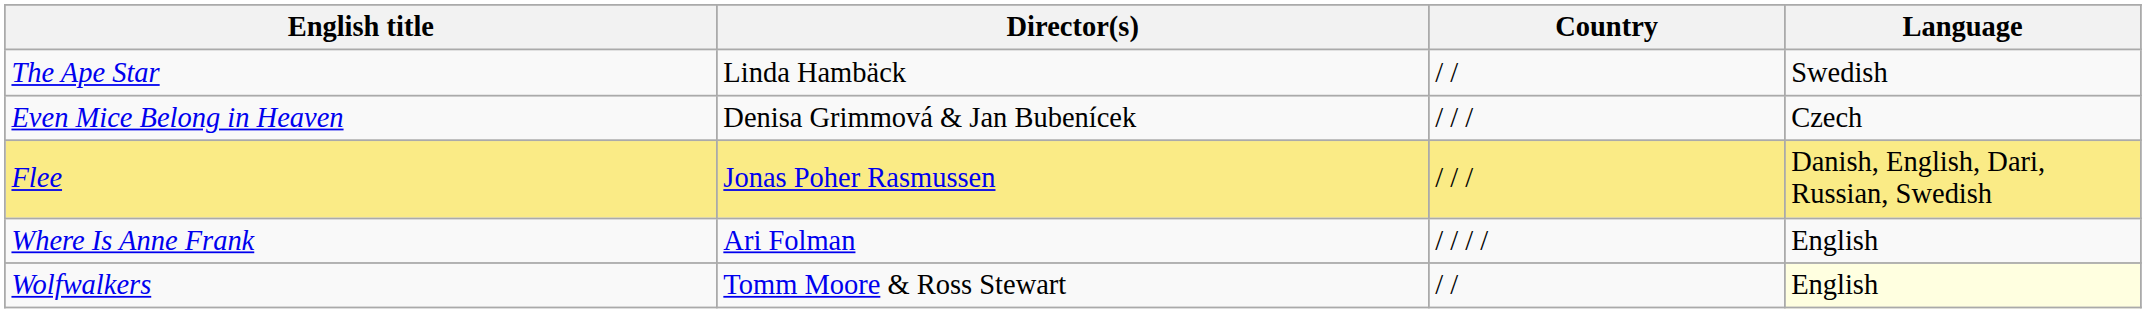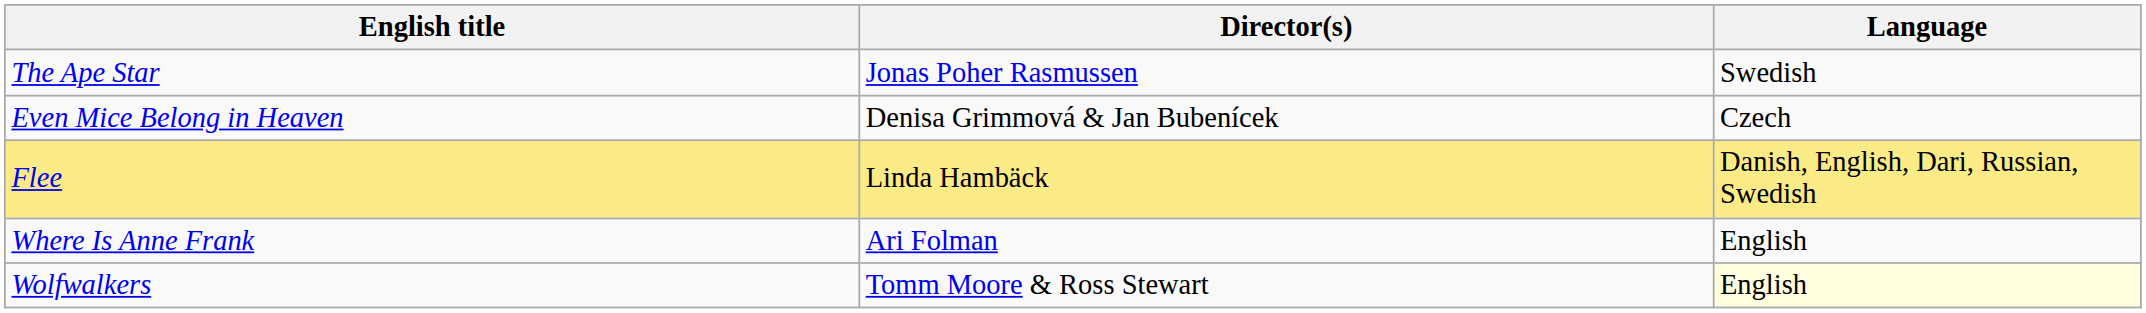- column: (1607, 27)
(815, 72) Linda Hambäck -> (1002, 72) Jonas Poher Rasmussen
(859, 178) Jonas Poher Rasmussen -> (957, 178) Linda Hambäck
